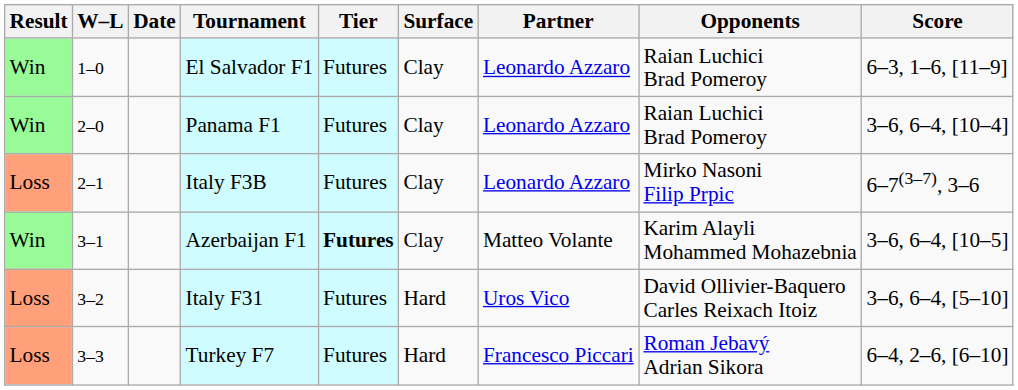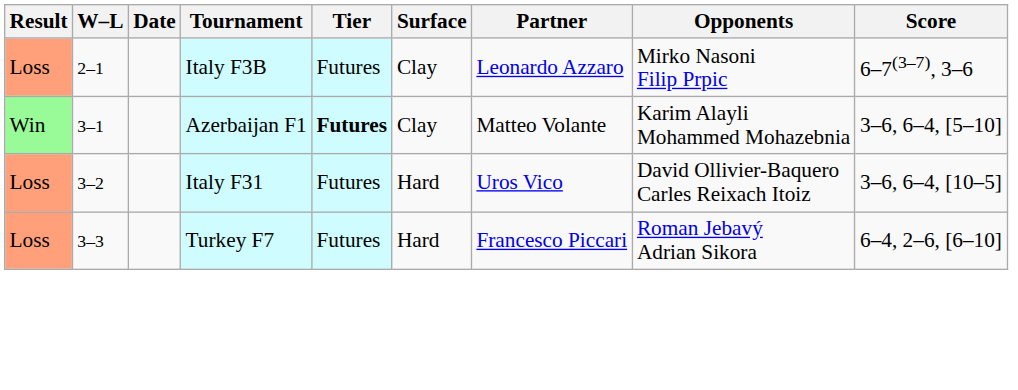- row: (249, 67)
- row: (233, 124)
(938, 240) 3–6, 6–4, [10–5] -> (931, 124) 3–6, 6–4, [5–10]
(938, 297) 3–6, 6–4, [5–10] -> (931, 182) 3–6, 6–4, [10–5]
